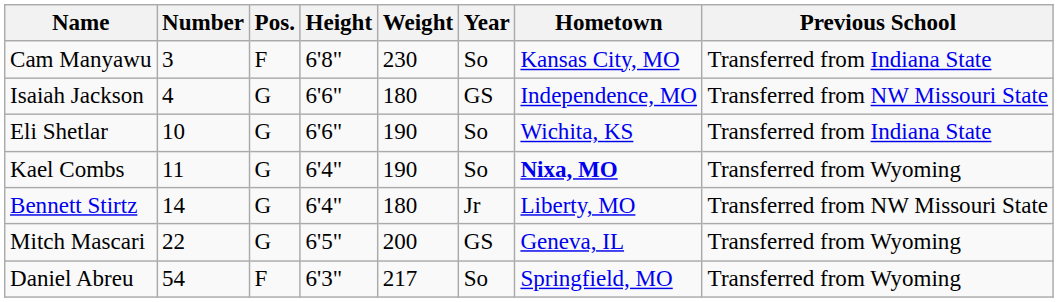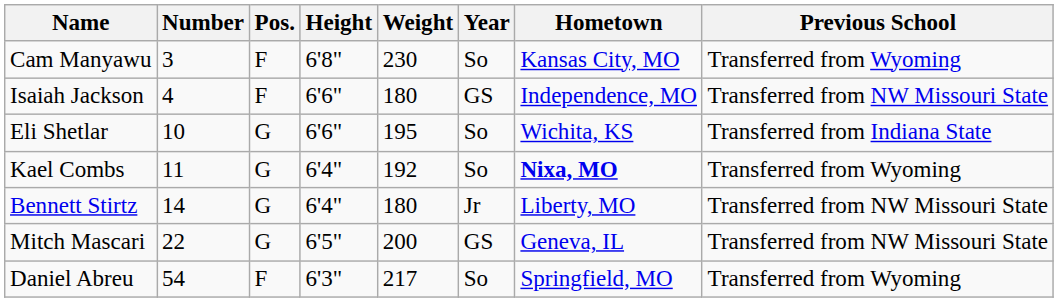(850, 59) Transferred from Indiana State -> (834, 59) Transferred from Wyoming
(263, 95) G -> (261, 95) F
(400, 132) 190 -> (400, 132) 195
(400, 168) 190 -> (400, 168) 192
(834, 242) Transferred from Wyoming -> (878, 242) Transferred from NW Missouri State
